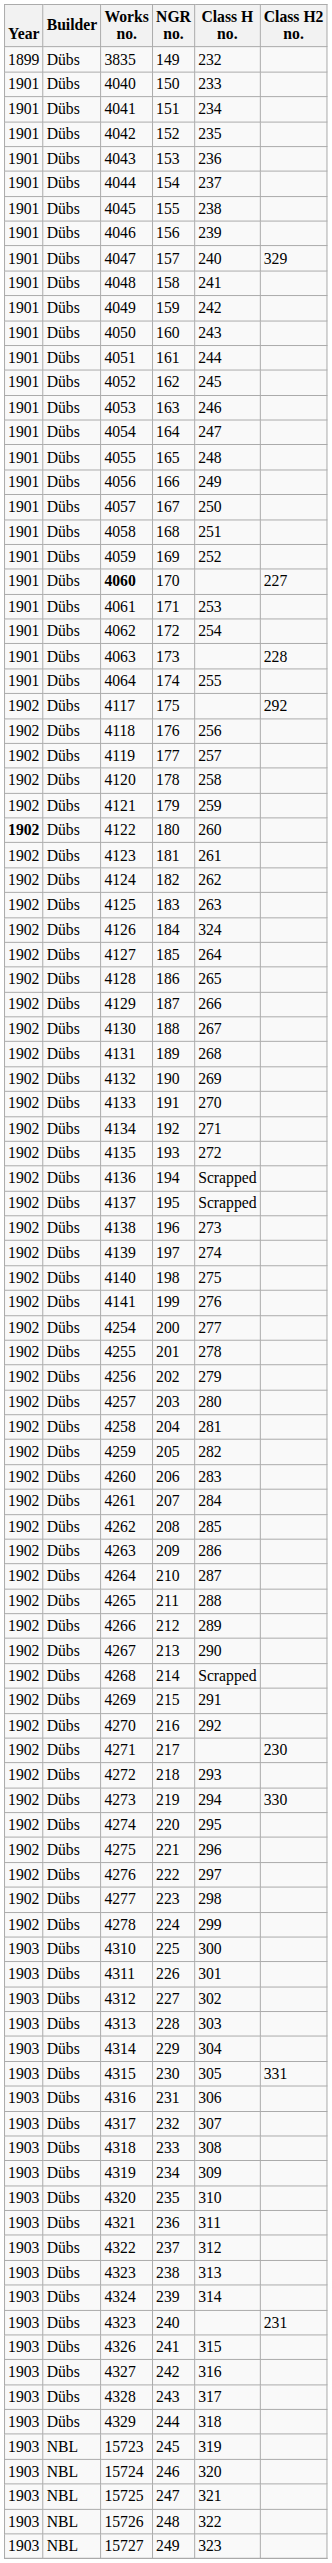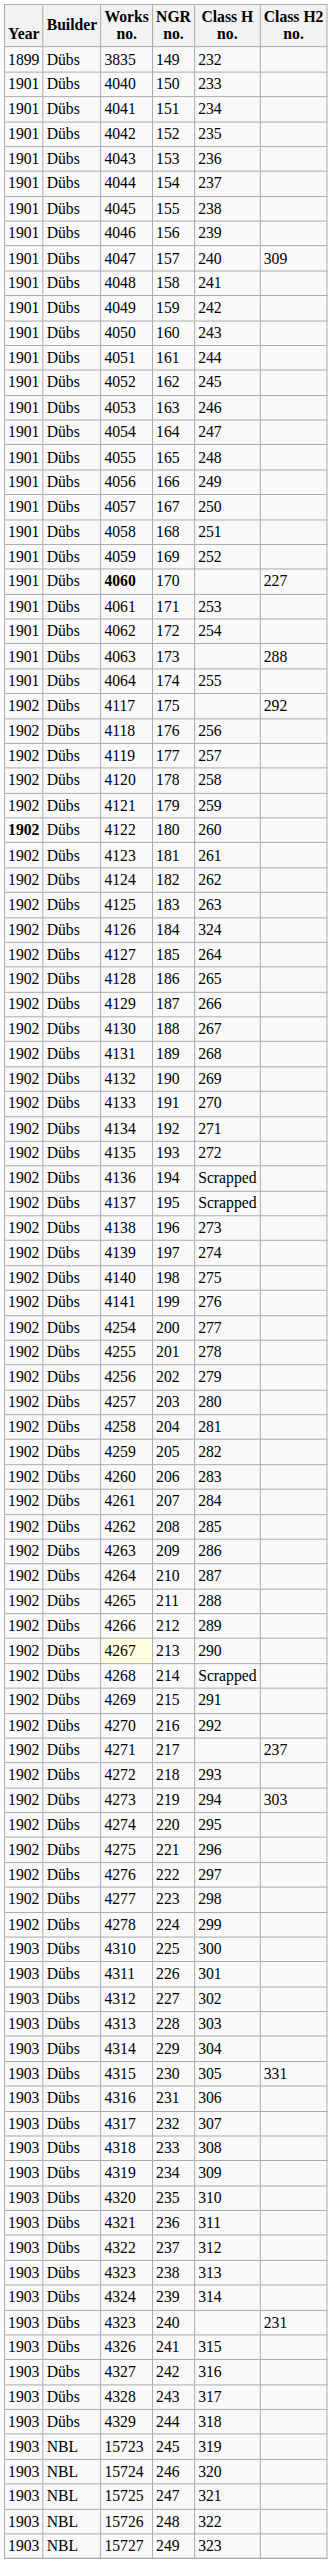(276, 258) 329 -> (276, 258) 309
(276, 656) 228 -> (276, 656) 288
(120, 1650) no background -> (120, 1650) lightyellow background
(276, 1750) 230 -> (276, 1750) 237
(276, 1800) 330 -> (276, 1800) 303
